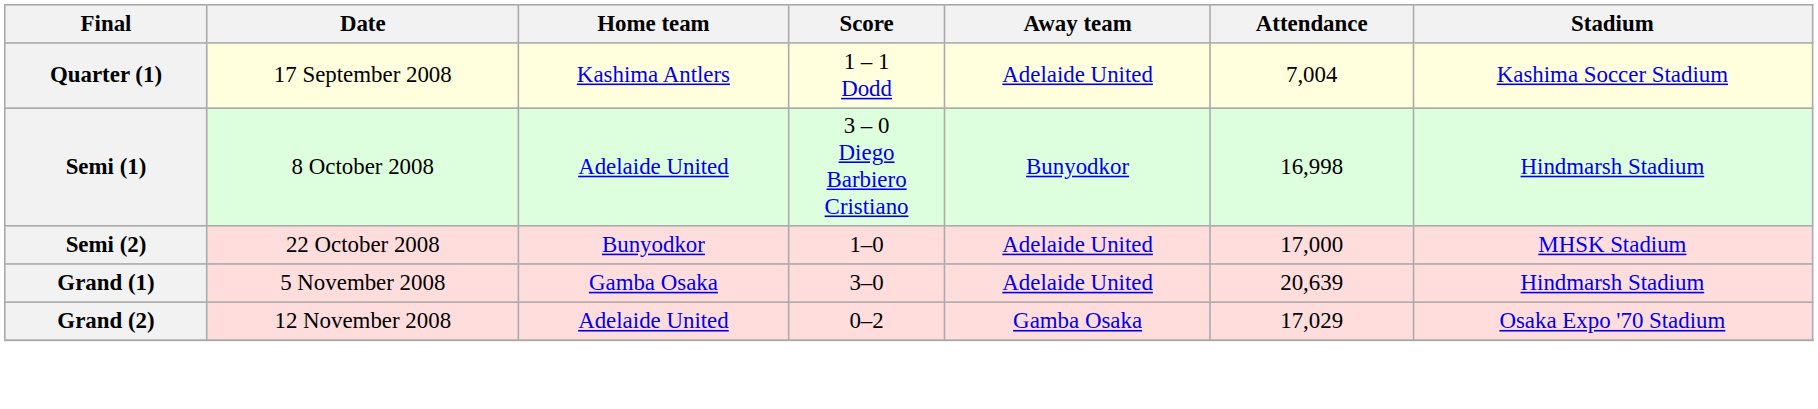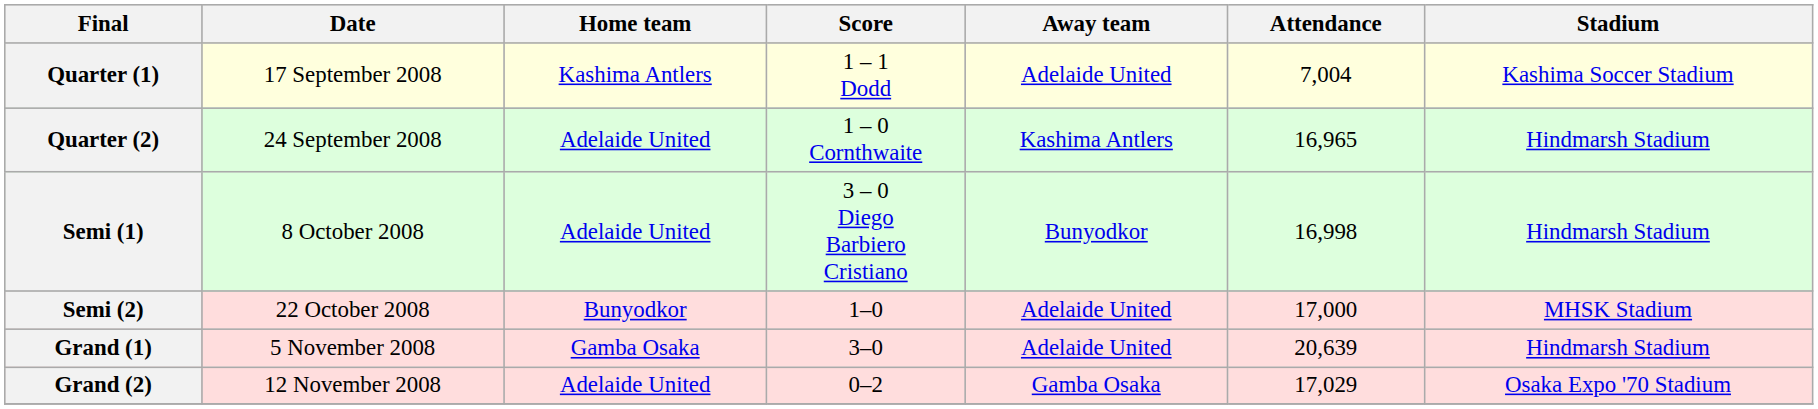+ row: (103, 139)
